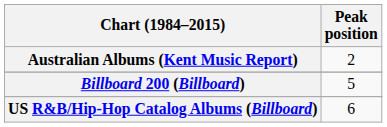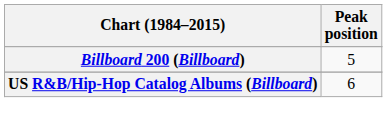- row: (163, 59)
